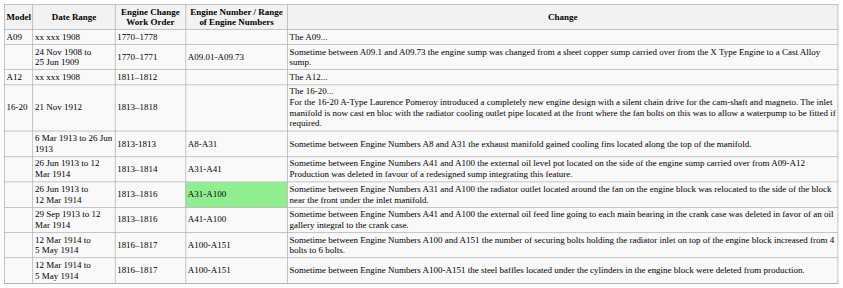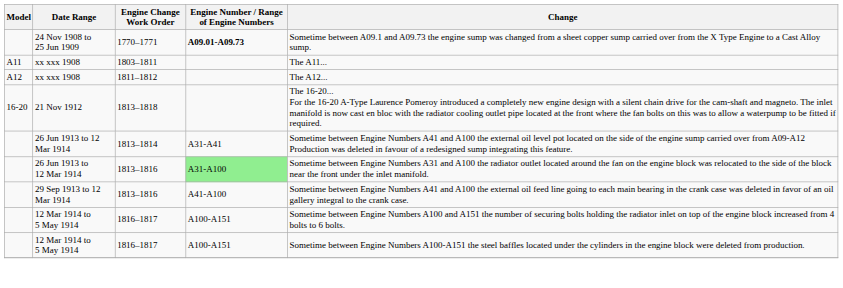- row: (58, 36)
(216, 56) normal -> (216, 42) bold
+ row: (58, 62)
- row: (74, 143)
